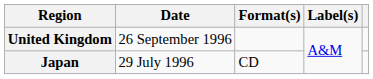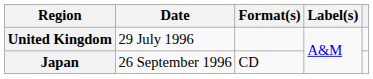(175, 39) 26 September 1996 -> (156, 39) 29 July 1996
(156, 62) 29 July 1996 -> (175, 62) 26 September 1996
